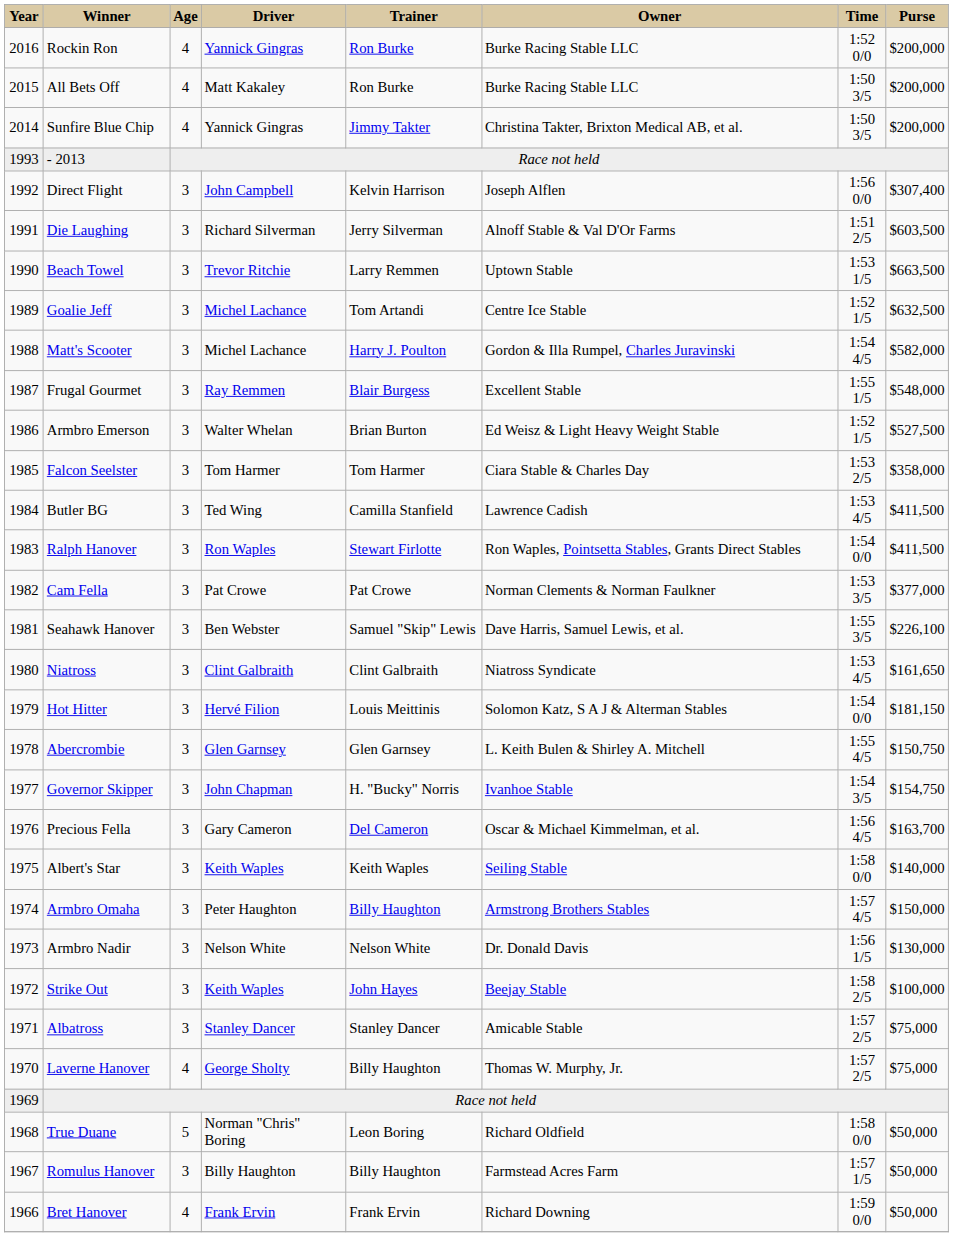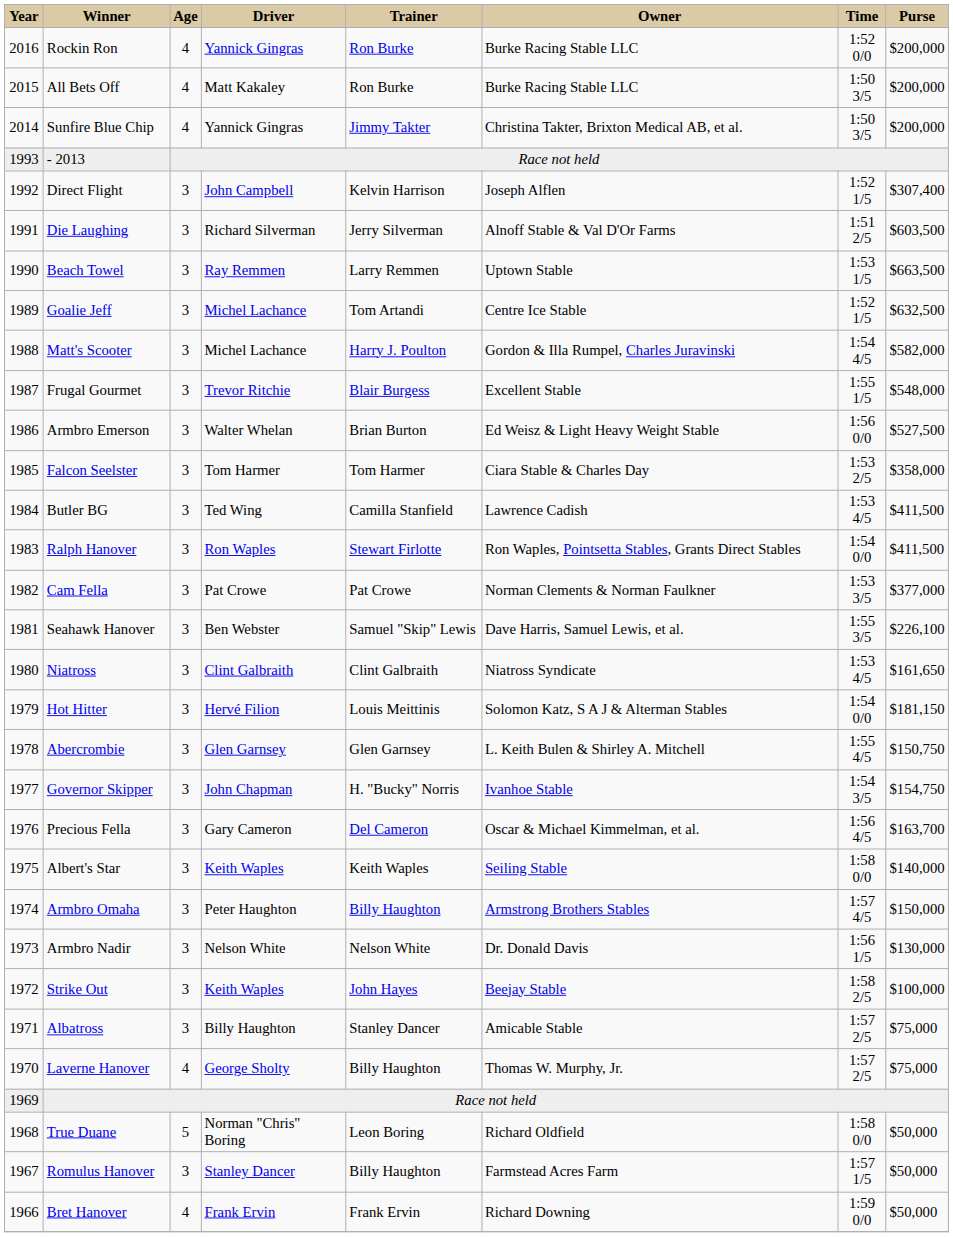(862, 190) 1:56 0/0 -> (862, 190) 1:52 1/5
(247, 270) Trevor Ritchie -> (245, 270) Ray Remmen
(245, 390) Ray Remmen -> (247, 390) Trevor Ritchie
(862, 430) 1:52 1/5 -> (862, 430) 1:56 0/0
(250, 1028) Stanley Dancer -> (250, 1028) Billy Haughton
(250, 1171) Billy Haughton -> (250, 1171) Stanley Dancer
